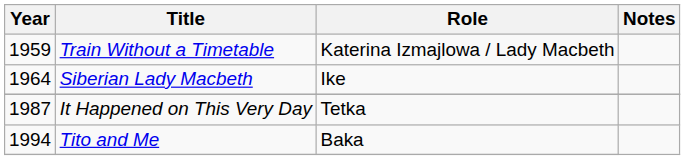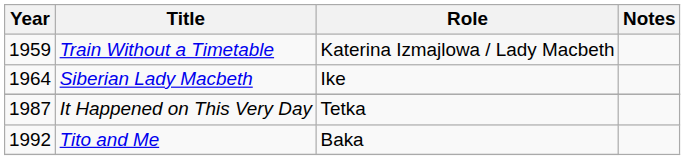(30, 139) 1994 -> (30, 139) 1992
